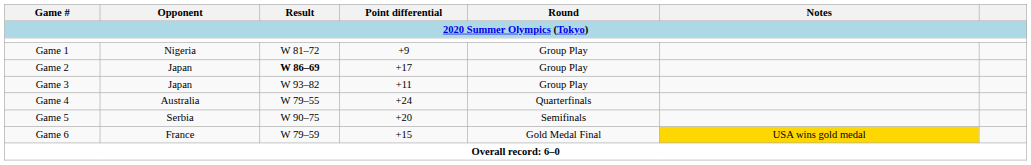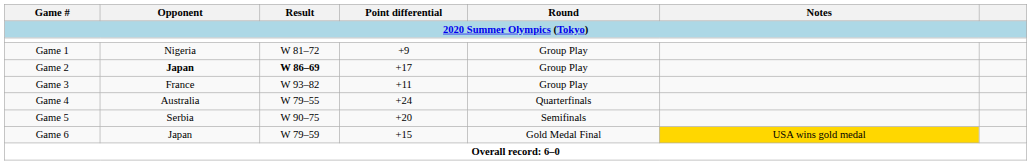(180, 67) normal -> (180, 67) bold
(180, 84) Japan -> (180, 84) France
(180, 134) France -> (180, 134) Japan
